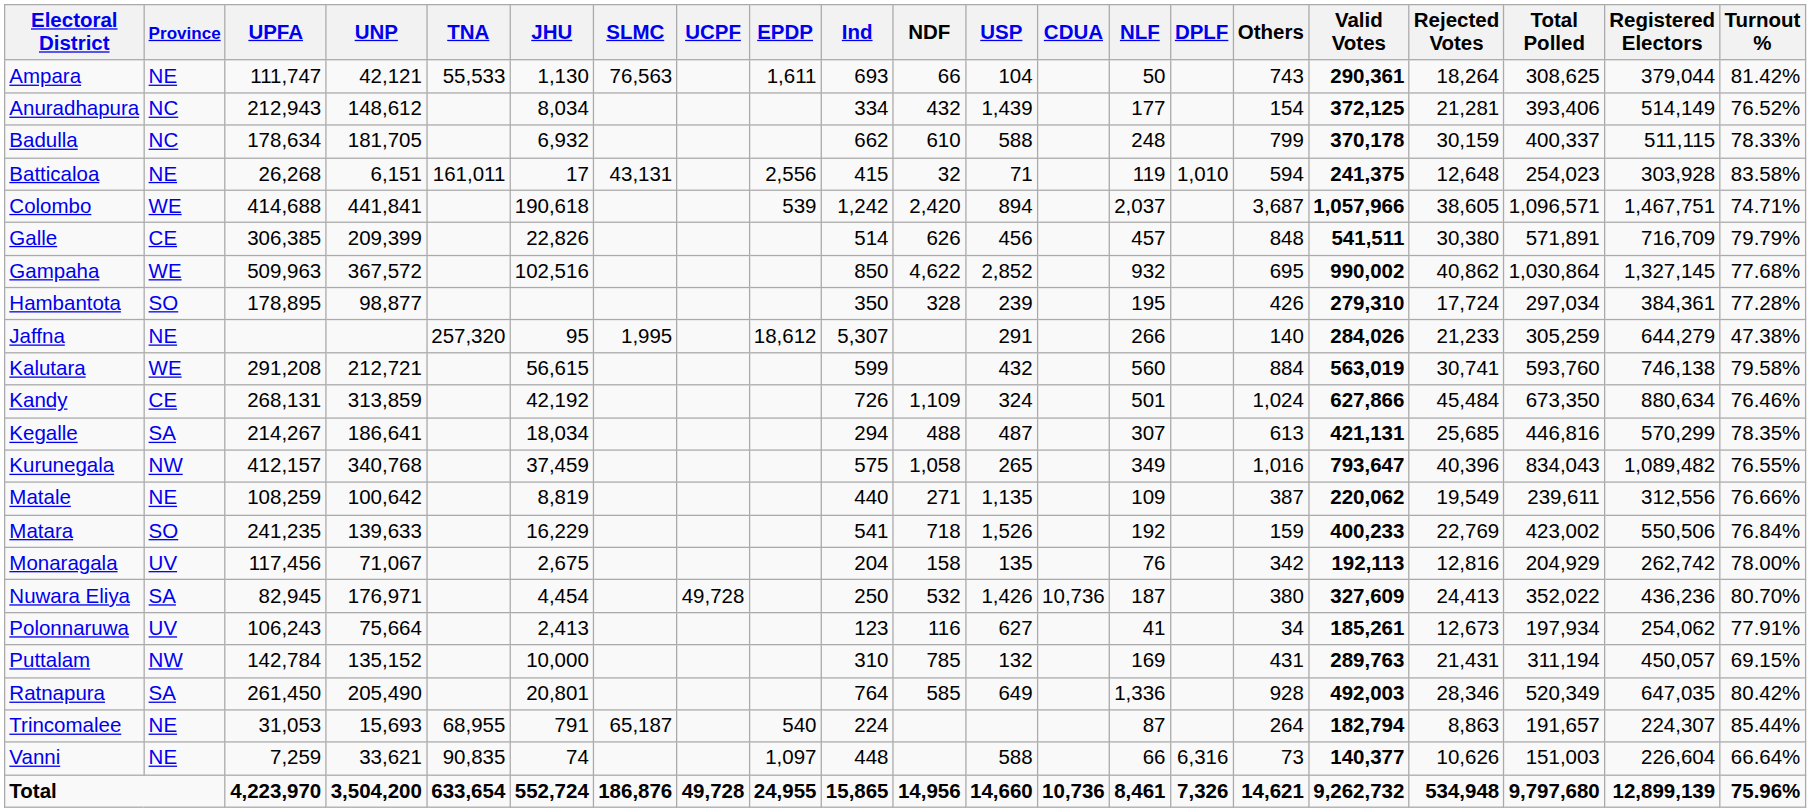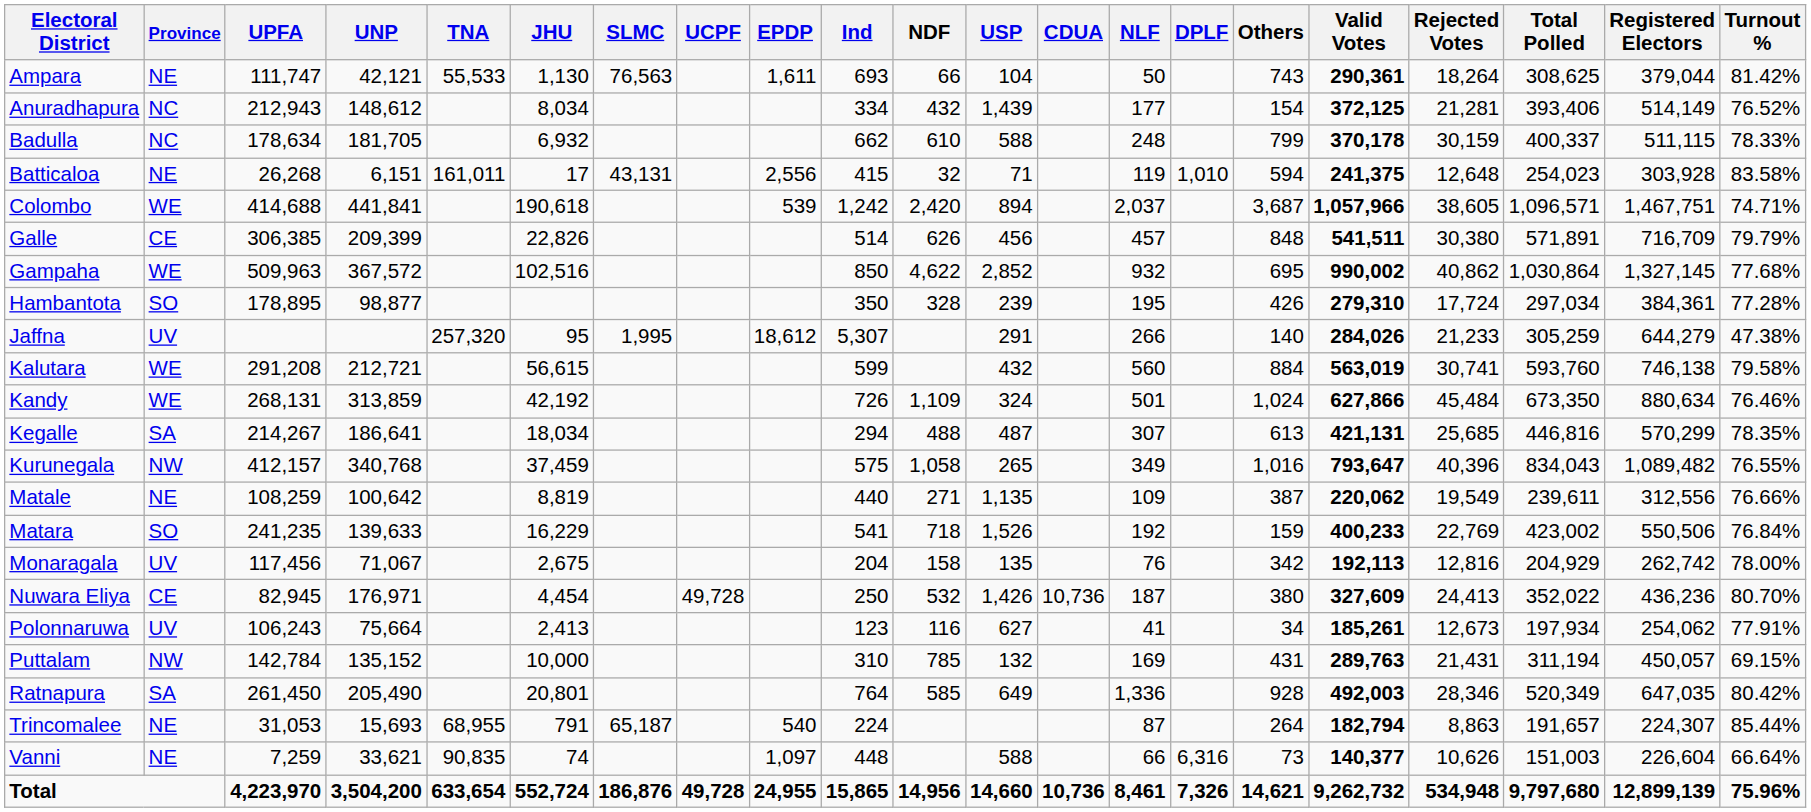(163, 336) NE -> (163, 336) UV
(163, 401) CE -> (165, 401) WE
(162, 595) SA -> (163, 595) CE
